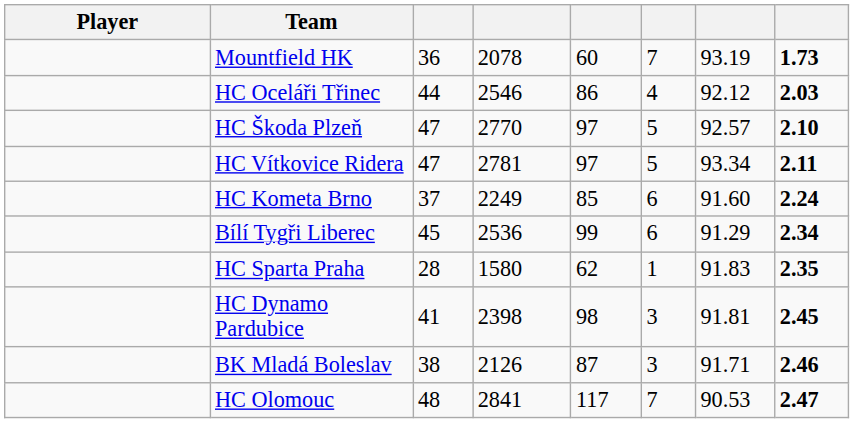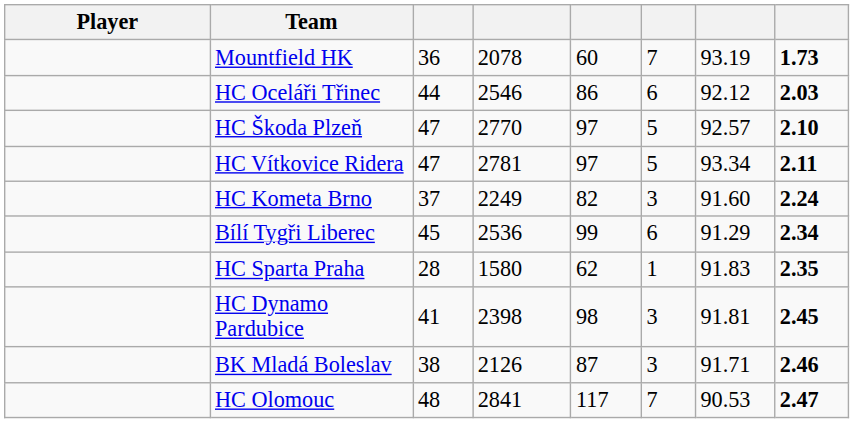(652, 92) 4 -> (652, 92) 6
(587, 198) 85 -> (587, 198) 82
(652, 198) 6 -> (652, 198) 3
